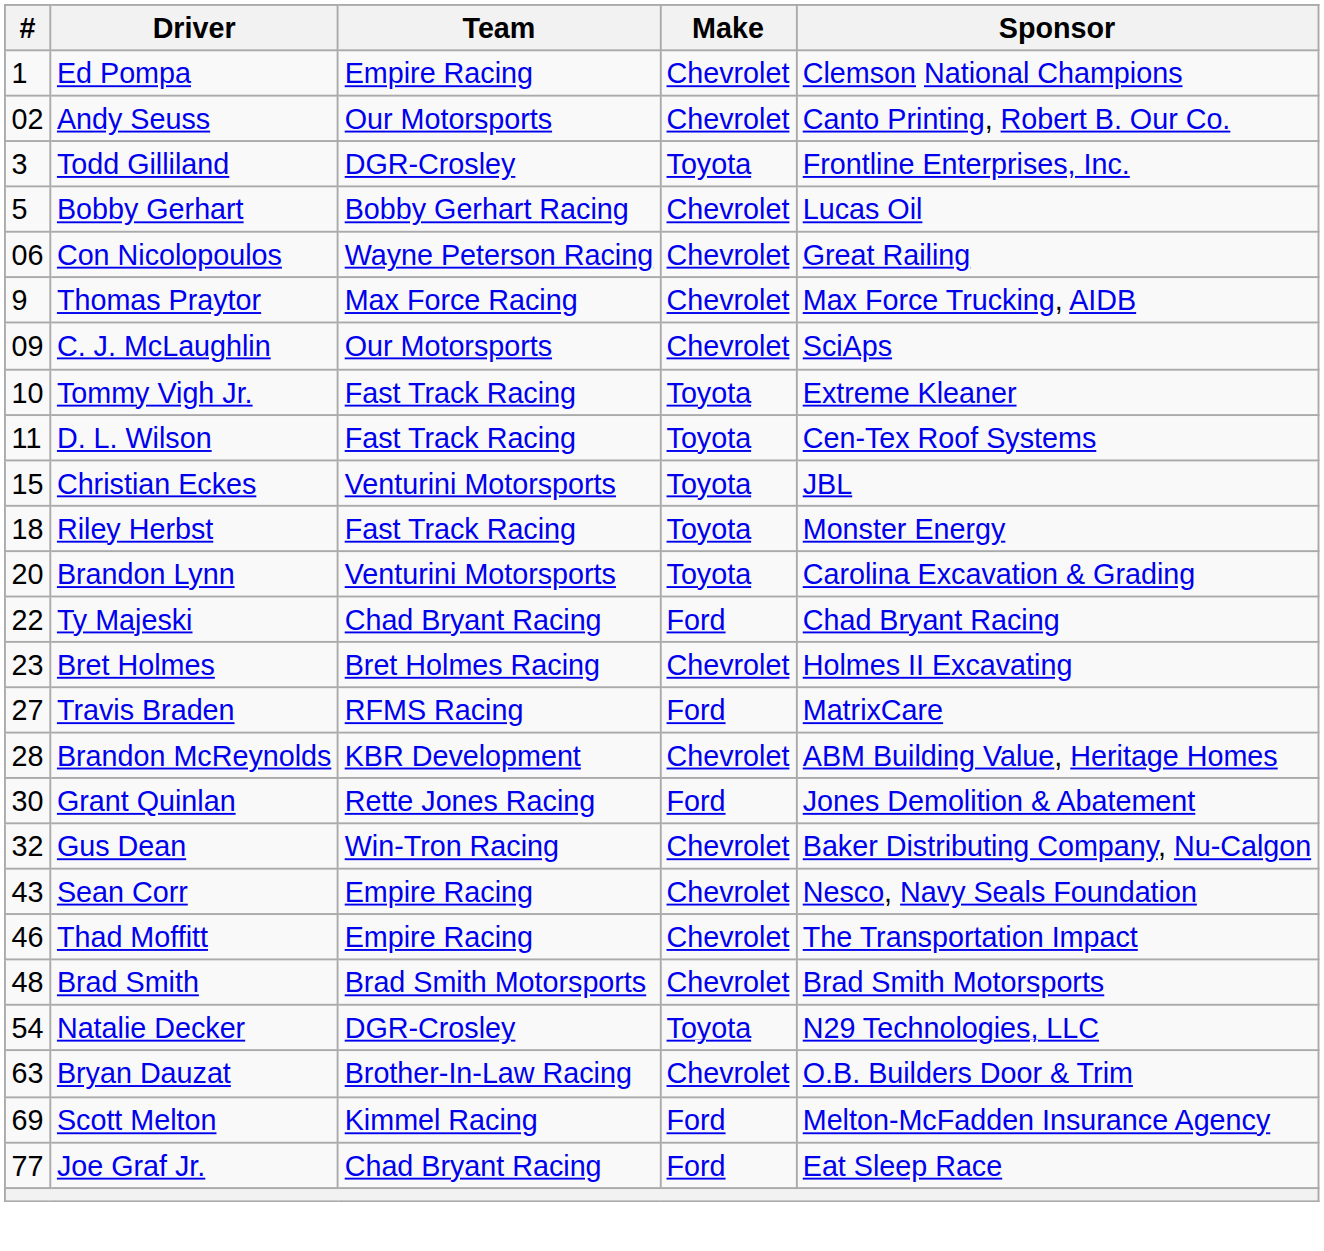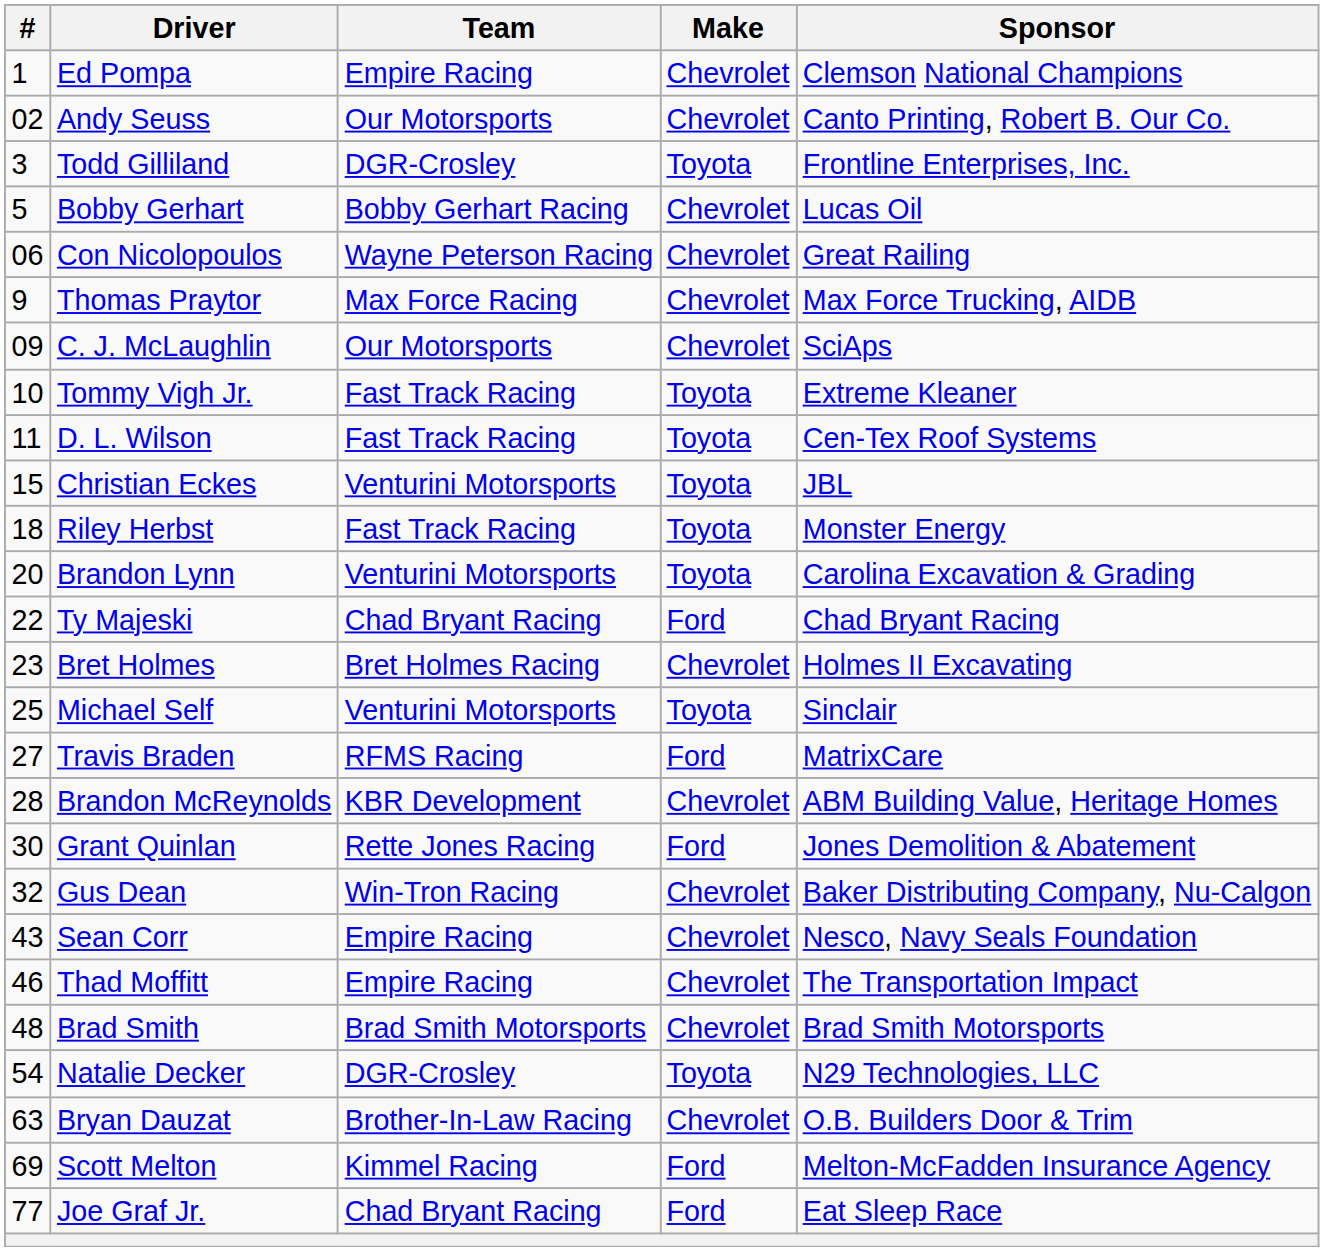+ row: (135, 710)
